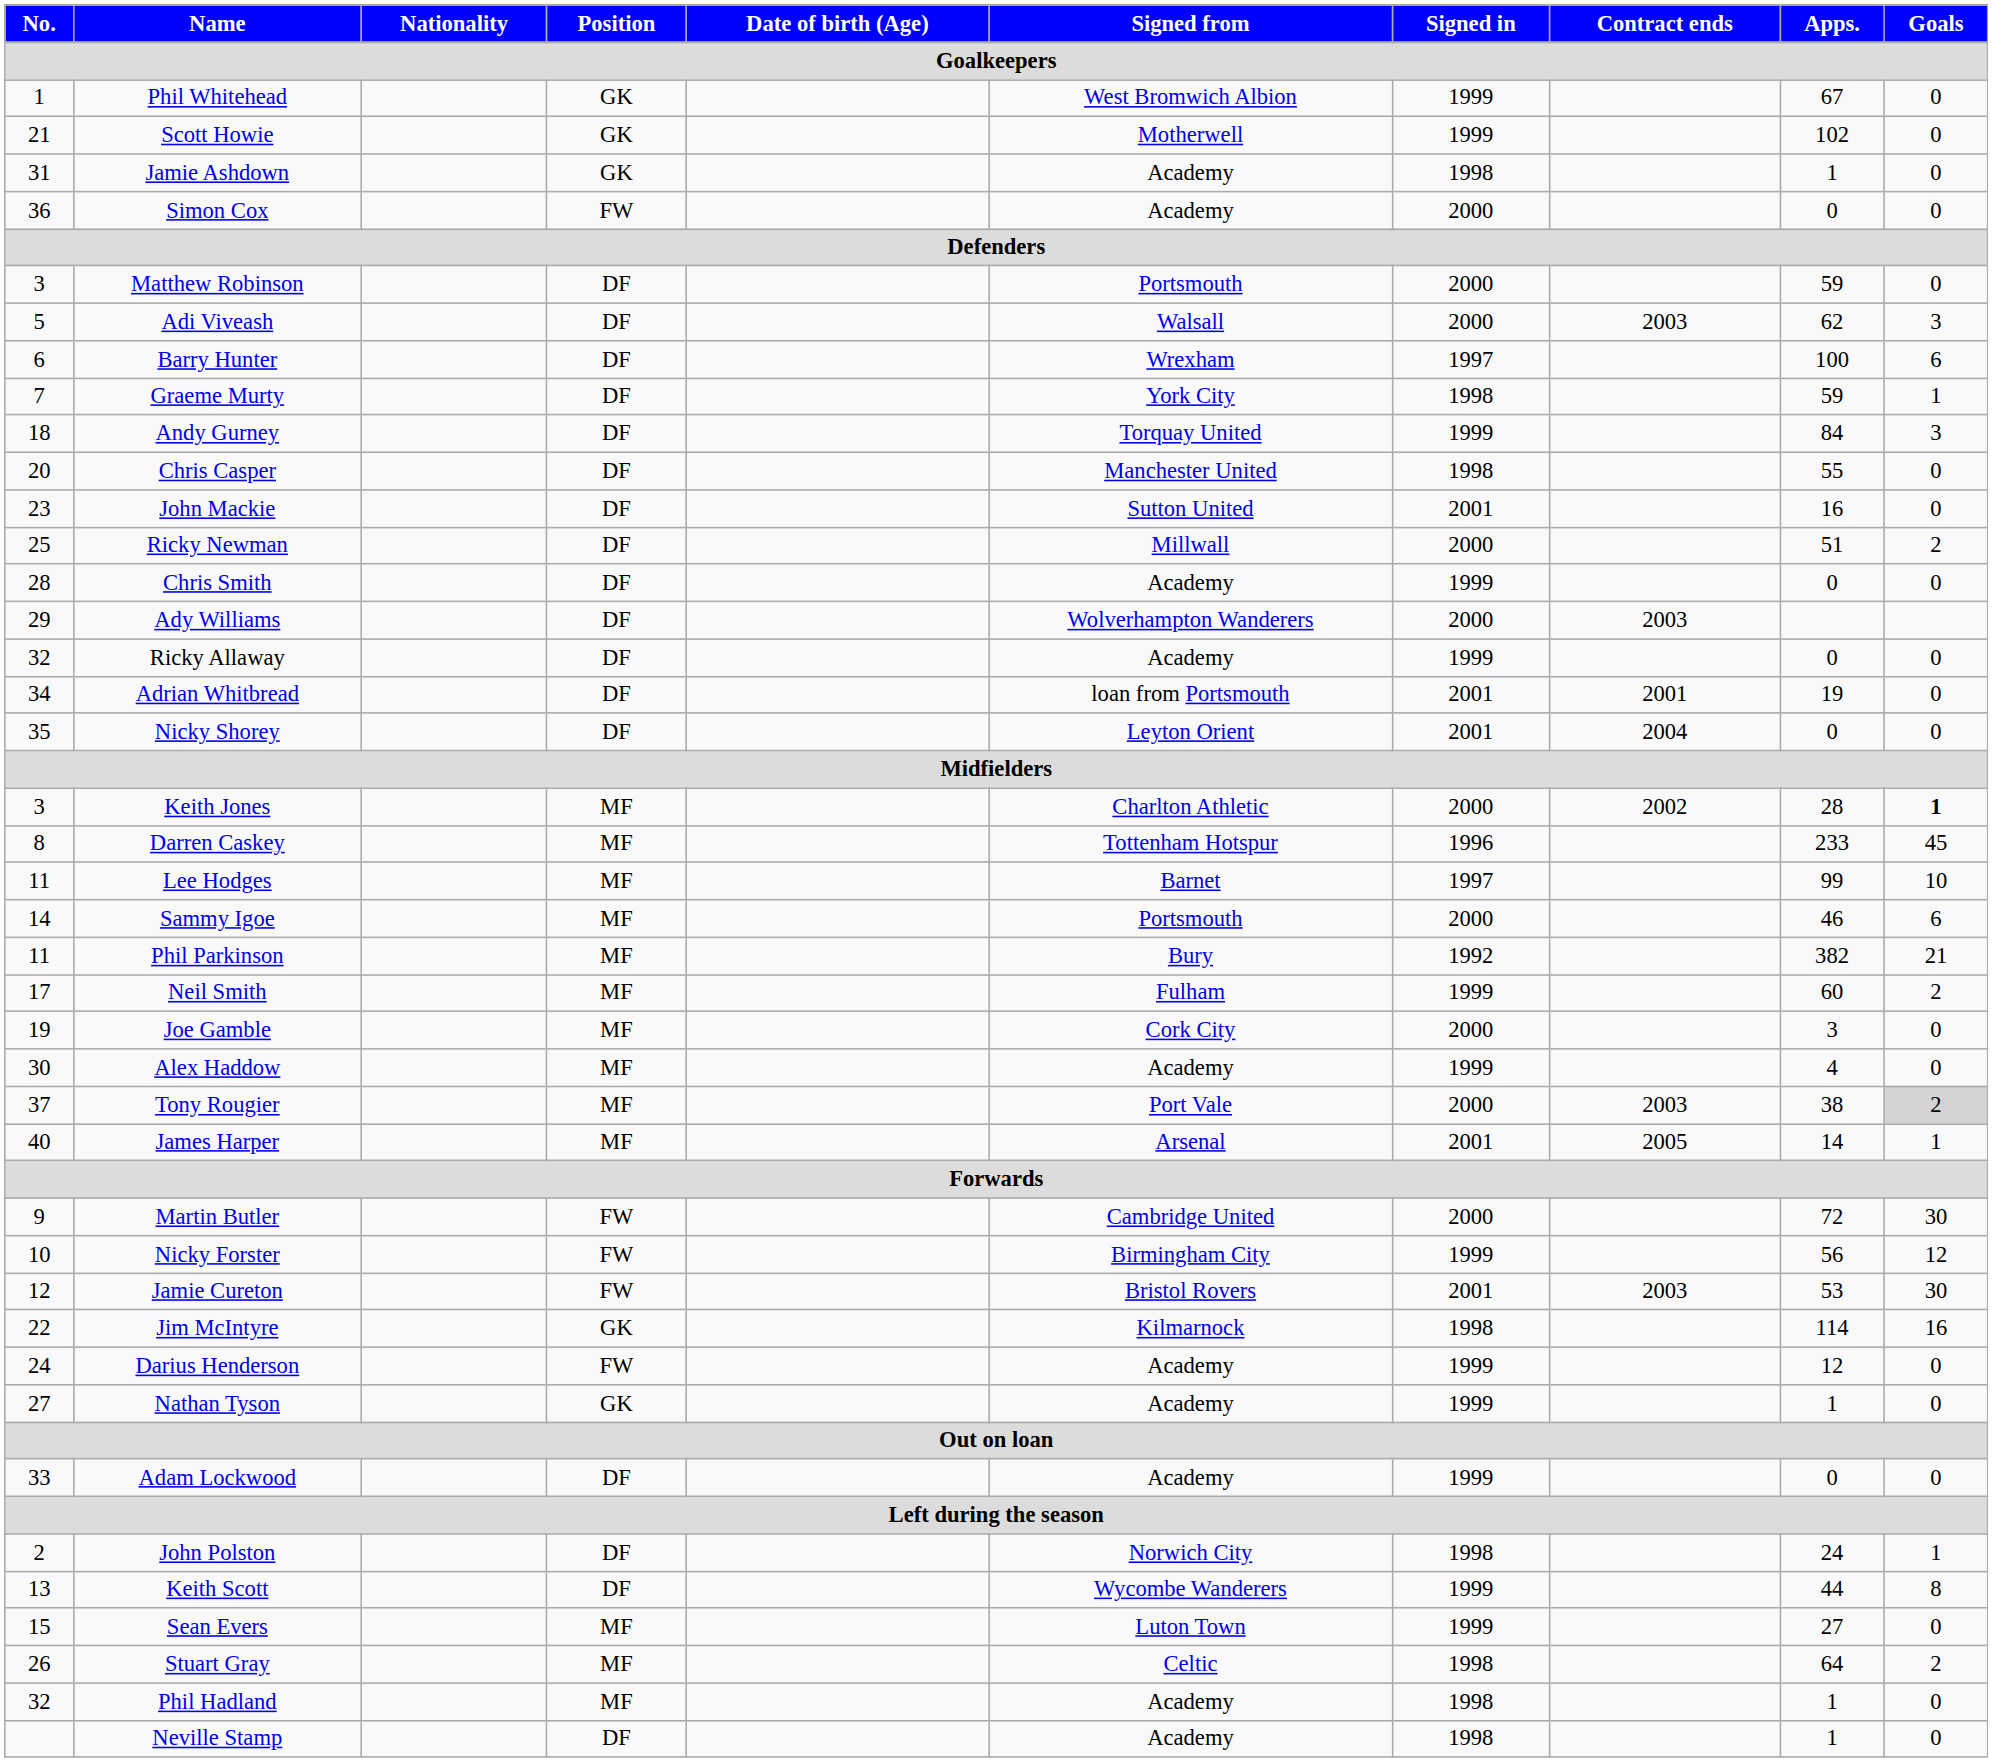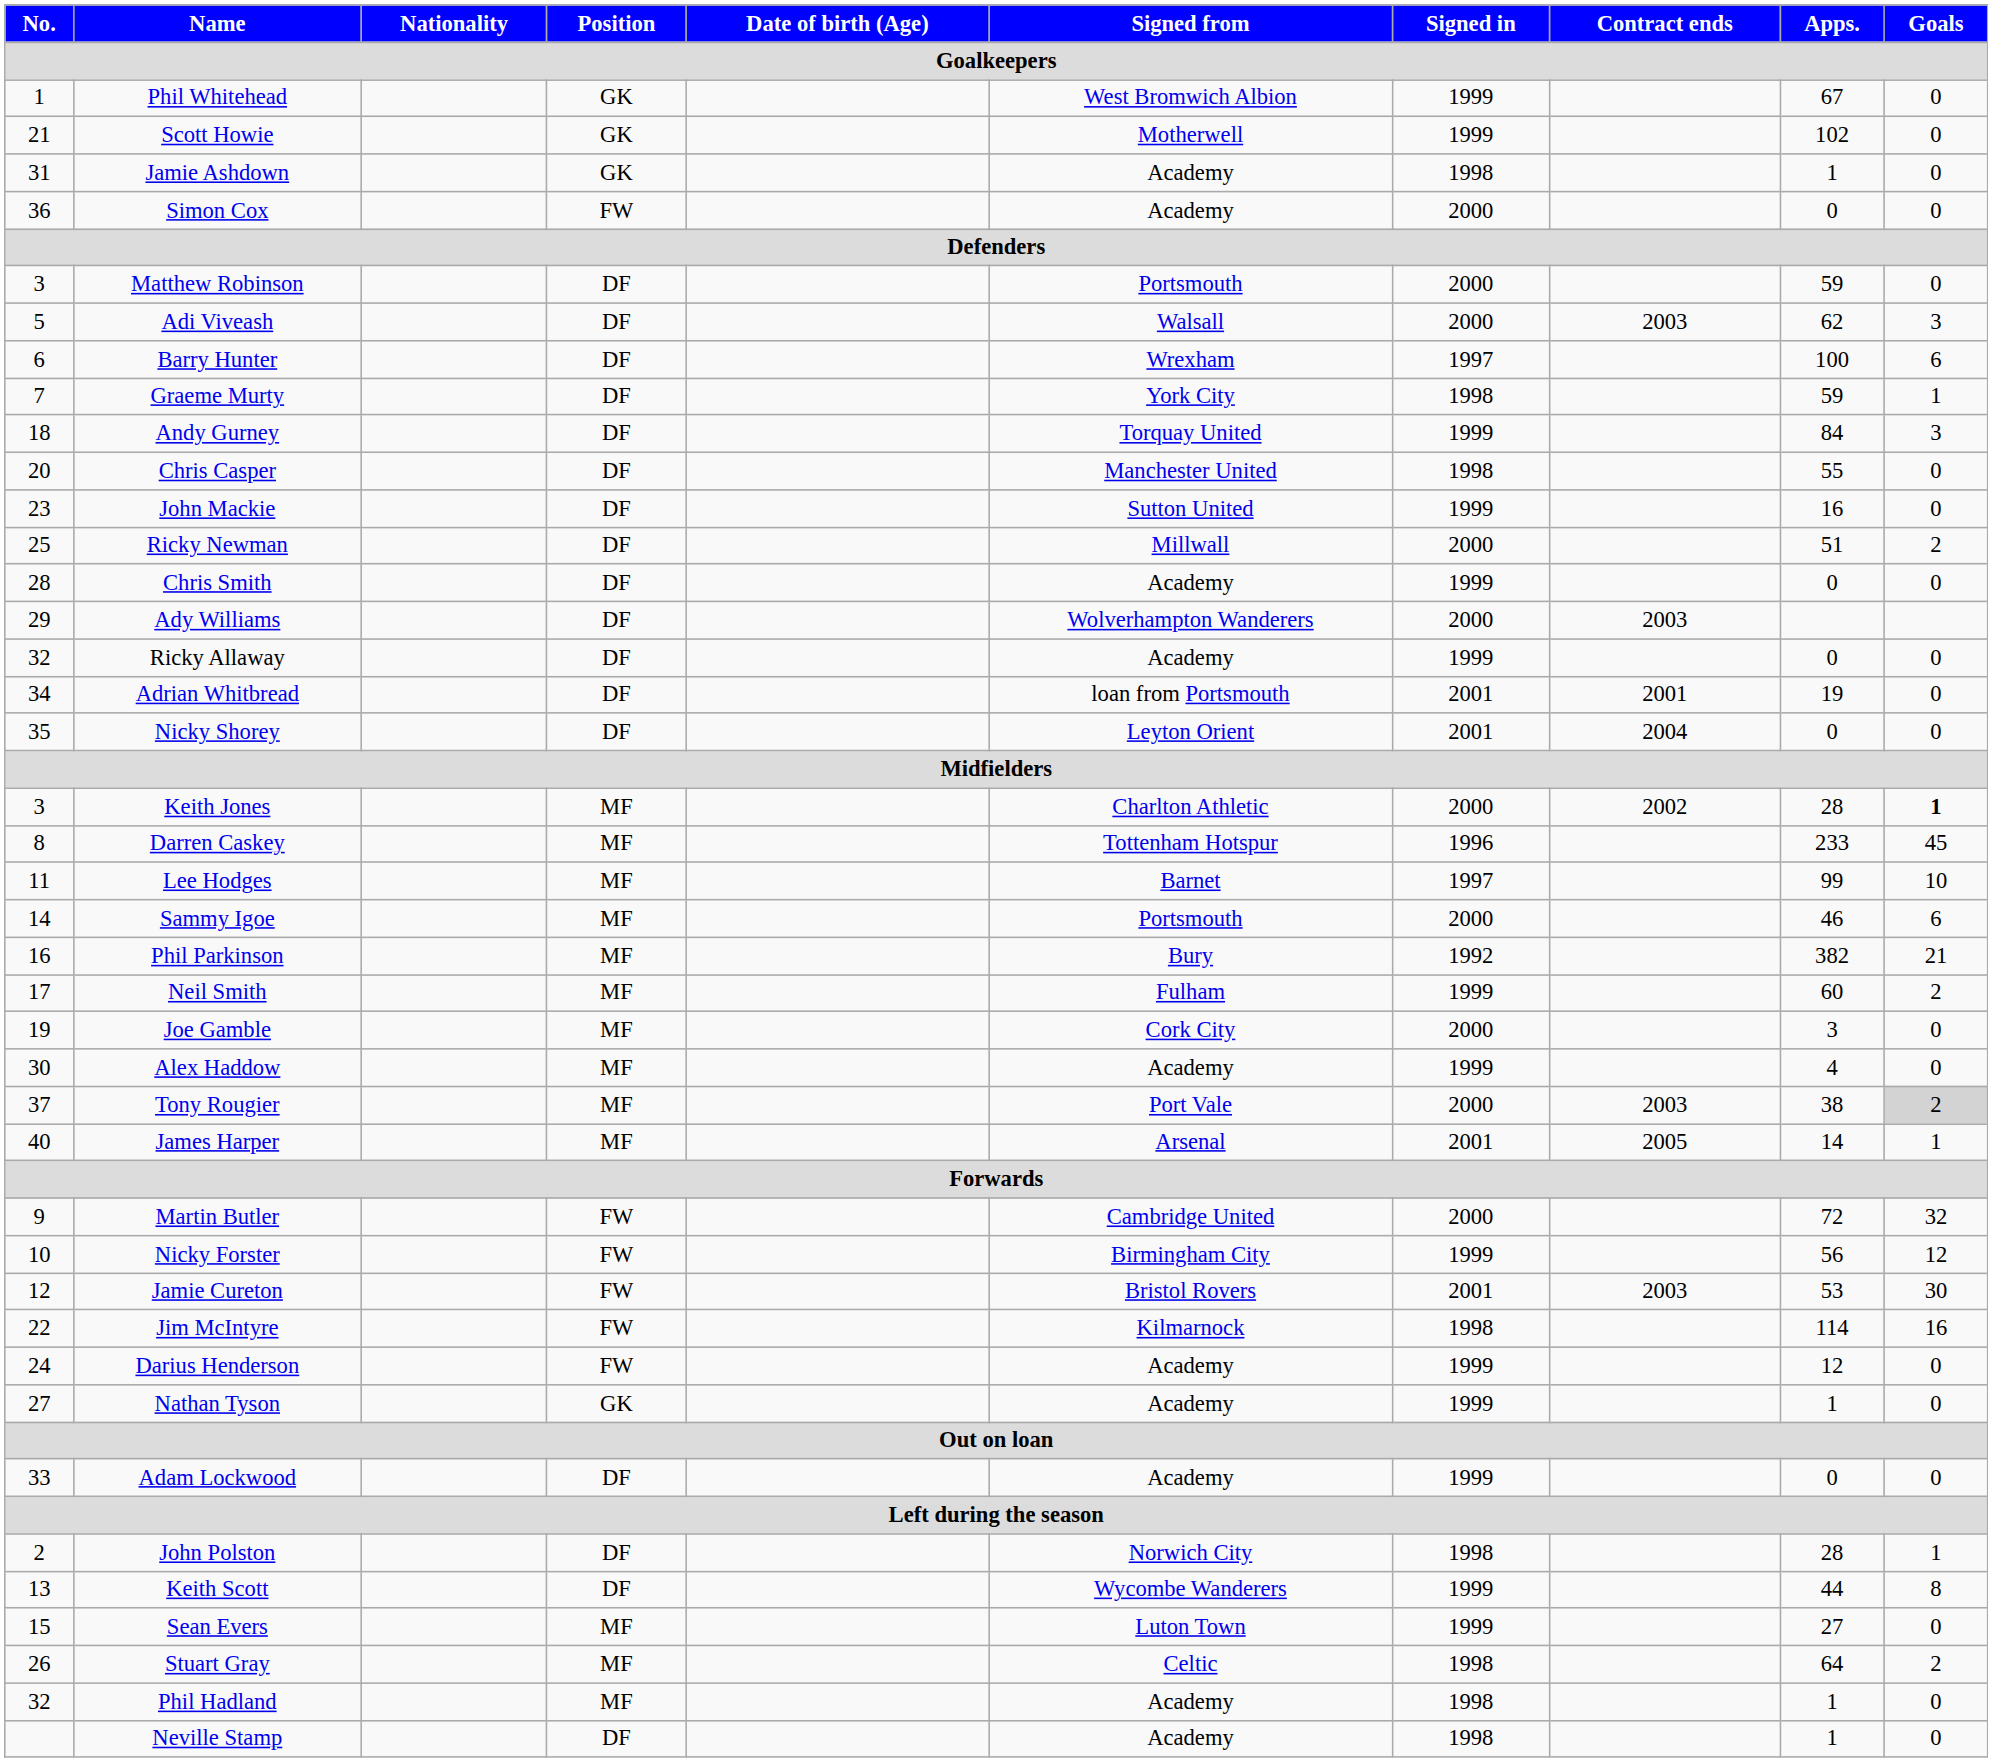(1471, 508) 2001 -> (1471, 508) 1999
(39, 955) 11 -> (39, 955) 16
(1936, 1216) 30 -> (1936, 1216) 32
(616, 1328) GK -> (616, 1328) FW
(1832, 1552) 24 -> (1832, 1552) 28
